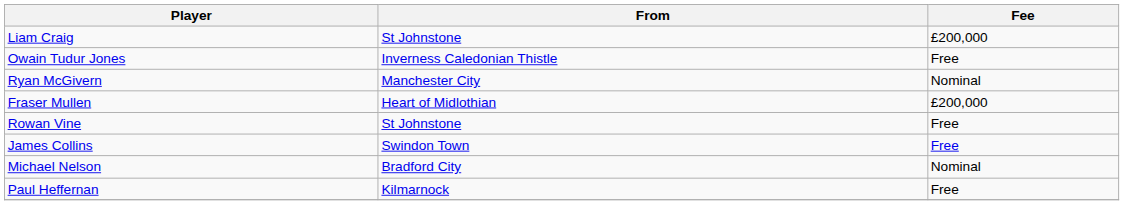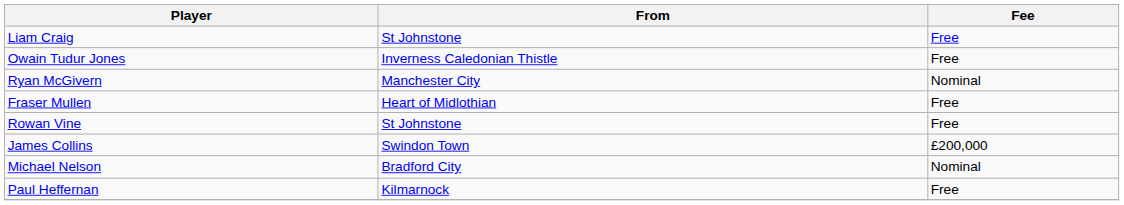(959, 37) £200,000 -> (945, 37) Free
(959, 102) £200,000 -> (945, 102) Free
(945, 145) Free -> (959, 145) £200,000
